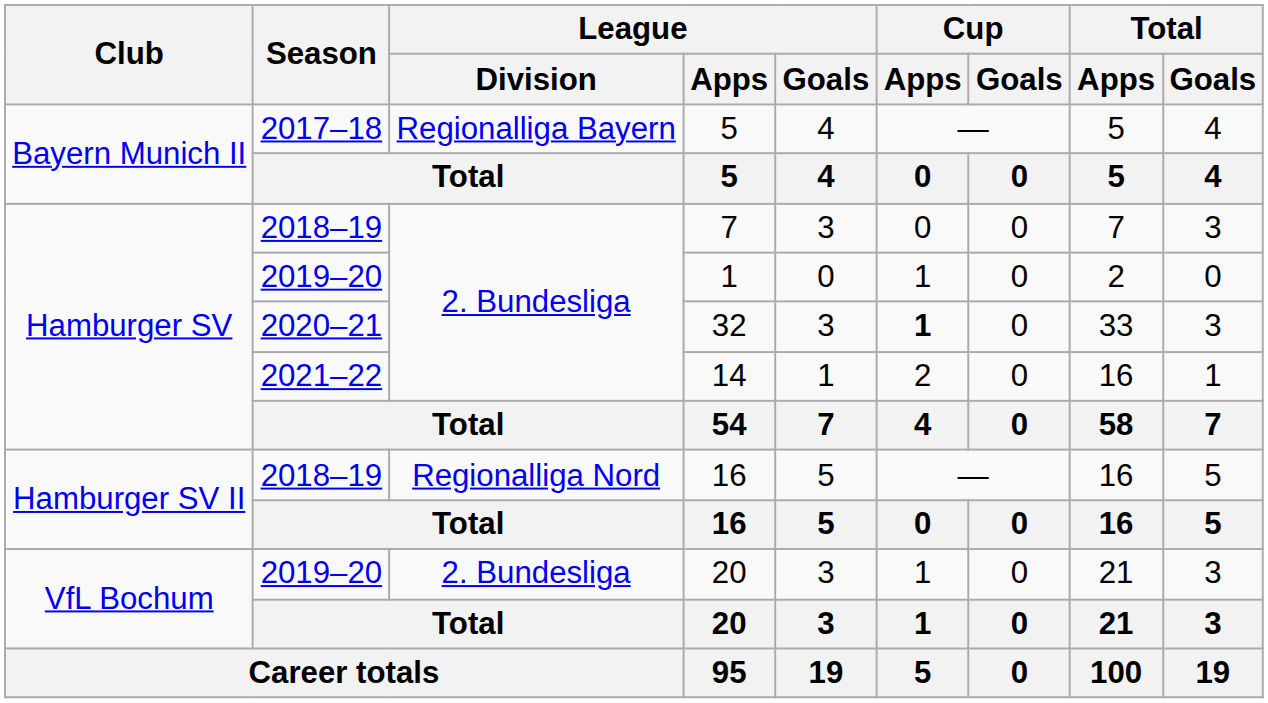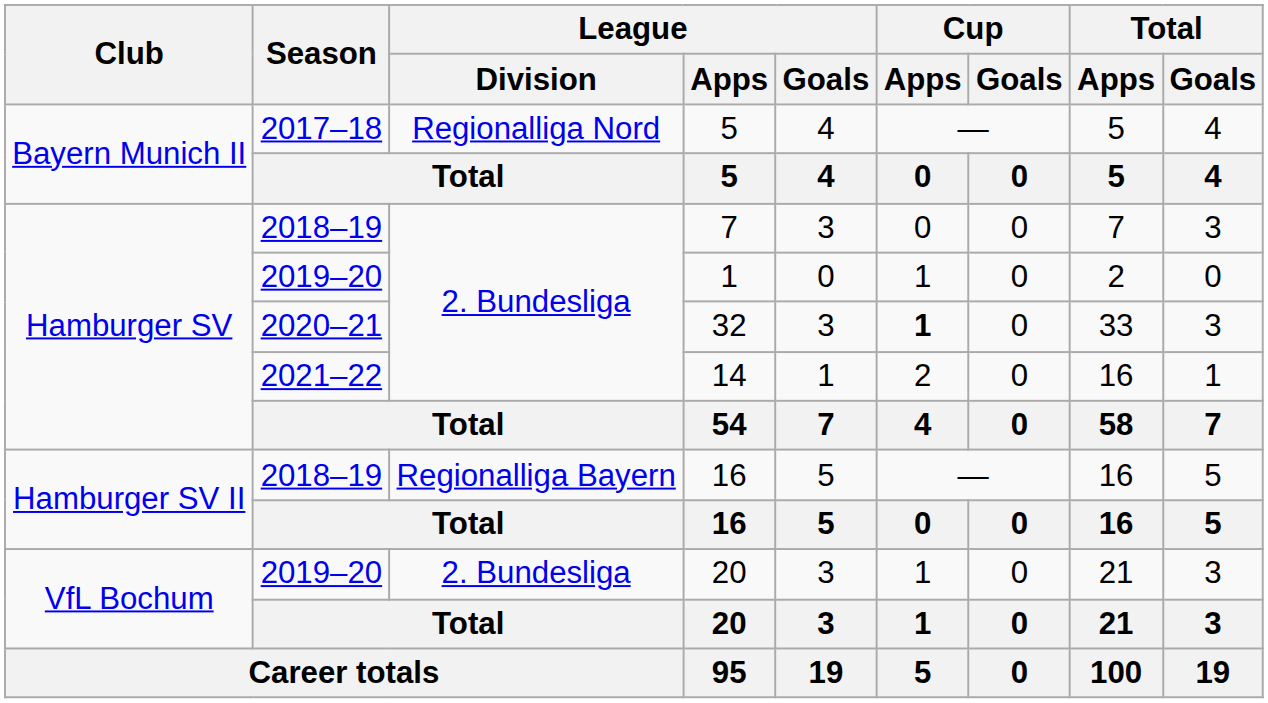(536, 128) Regionalliga Bayern -> (536, 128) Regionalliga Nord
(536, 474) Regionalliga Nord -> (536, 474) Regionalliga Bayern
